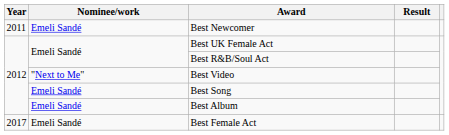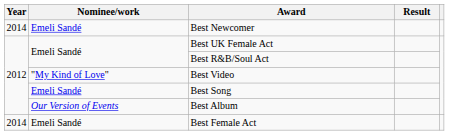(16, 28) 2011 -> (17, 28) 2014
(58, 75) "Next to Me" -> (70, 75) "My Kind of Love"
(56, 106) Emeli Sandé -> (75, 106) Our Version of Events
(17, 122) 2017 -> (17, 122) 2014
